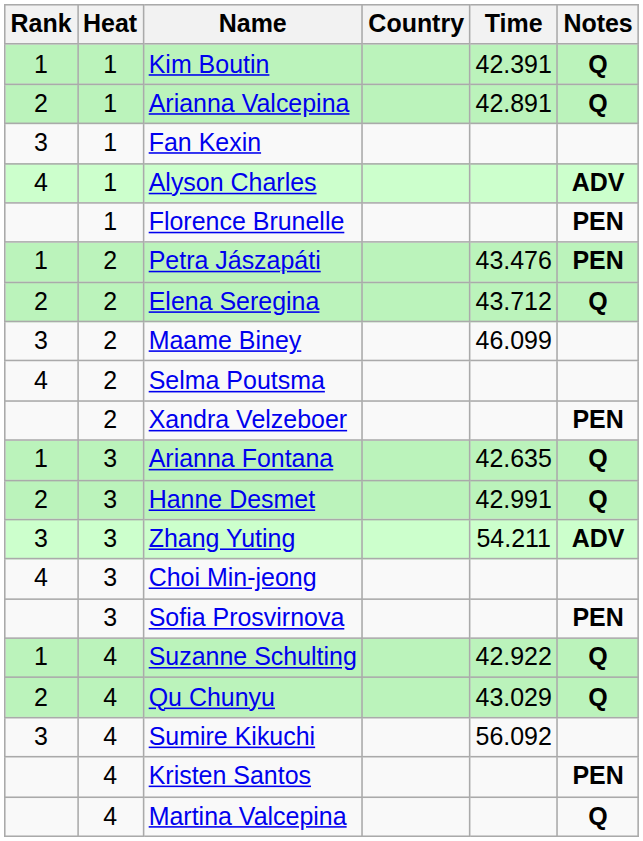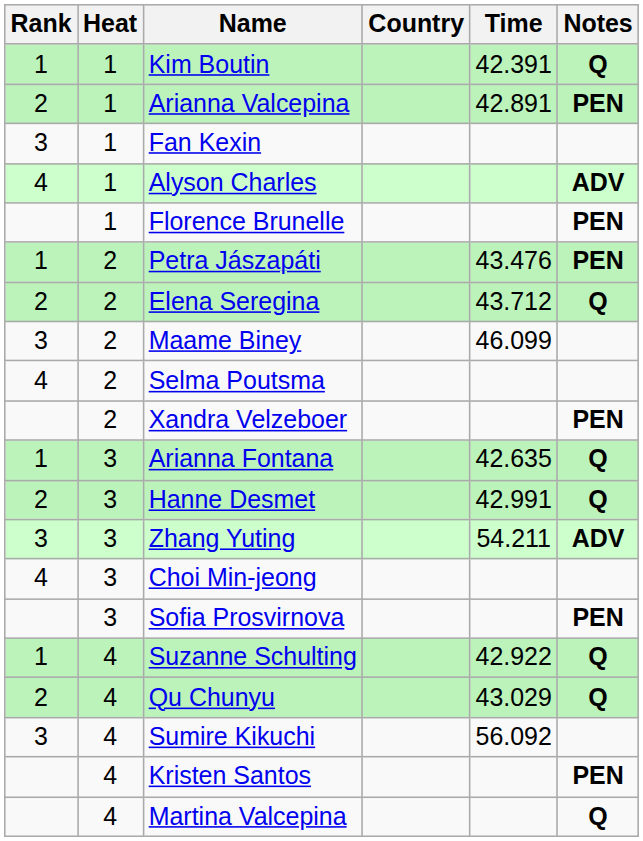(598, 103) Q -> (598, 103) PEN
